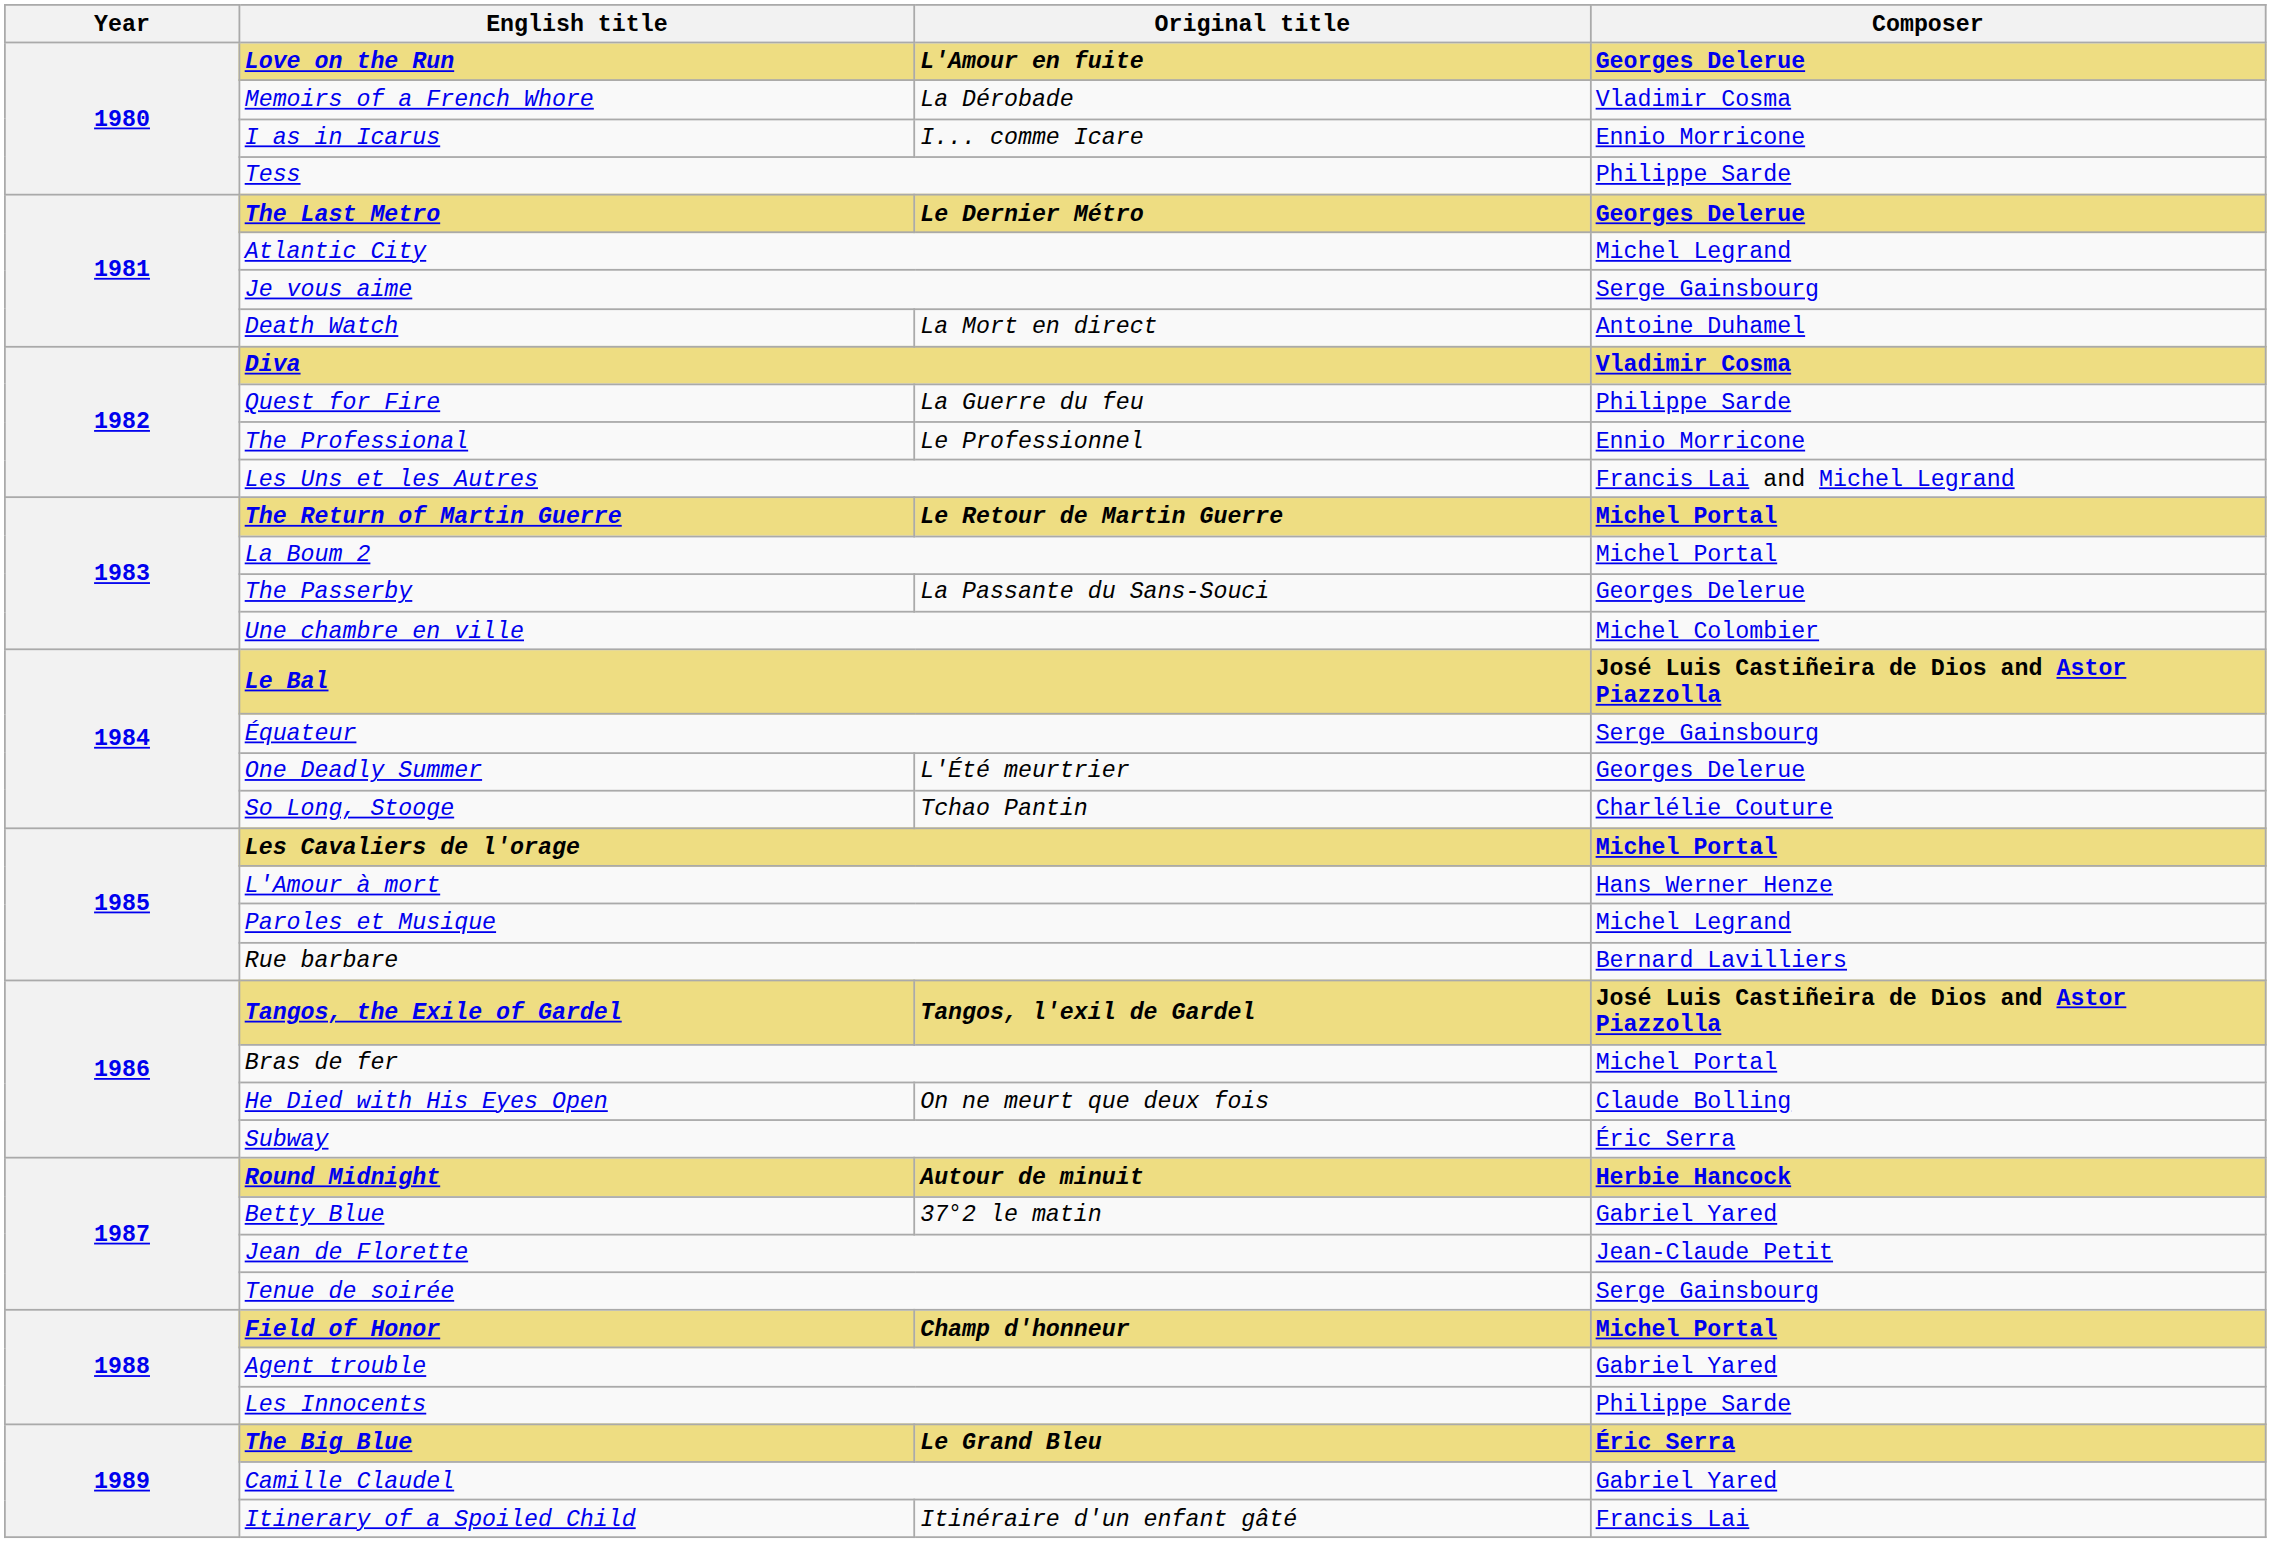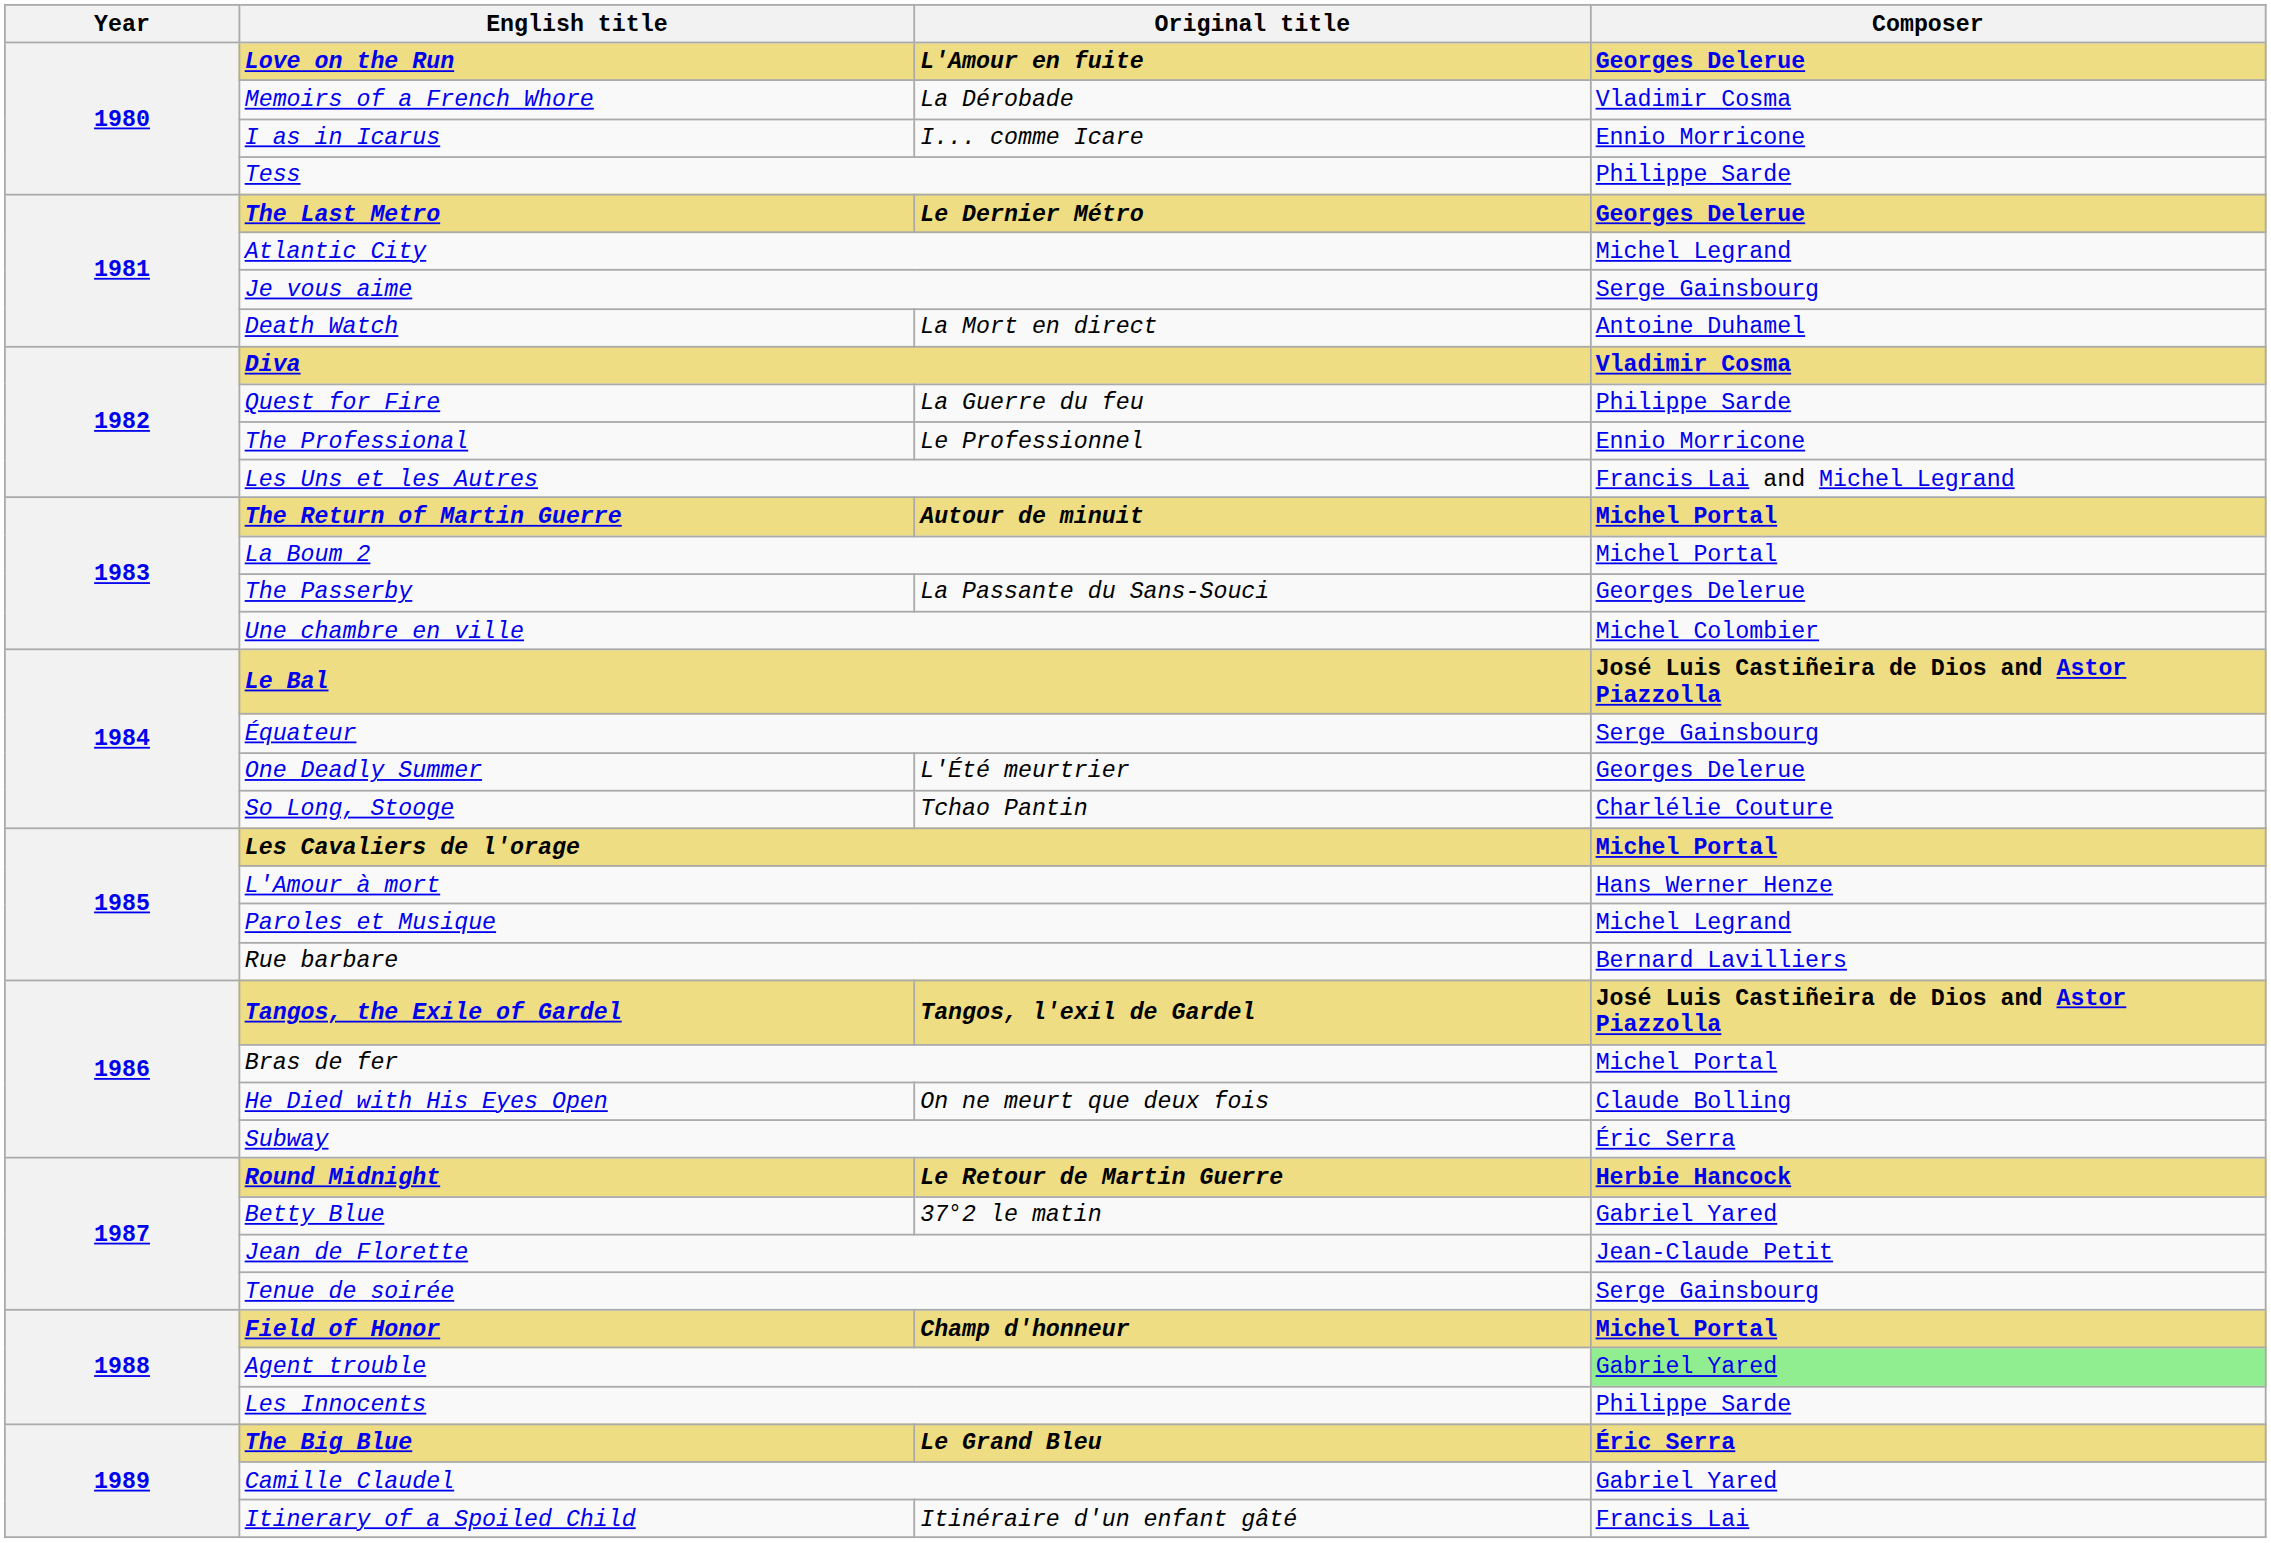(1102, 517) Le Retour de Martin Guerre -> (1032, 517) Autour de minuit
(1032, 1177) Autour de minuit -> (1102, 1177) Le Retour de Martin Guerre
(1686, 1367) no background -> (1686, 1367) lightgreen background
